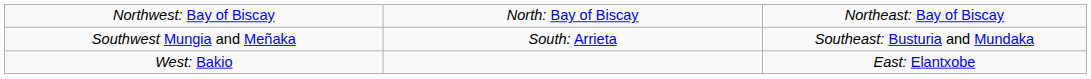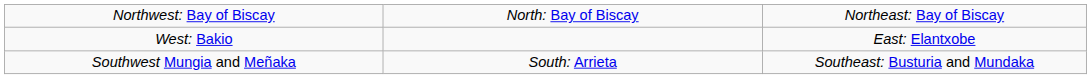rows swapped: (194, 62) <-> (194, 39)
